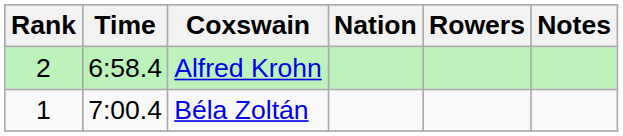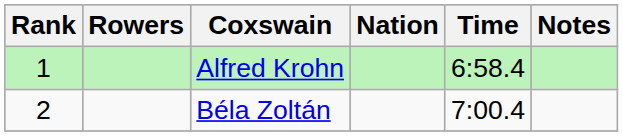columns swapped: (477, 25) <-> (125, 25)
(43, 67) 2 -> (43, 67) 1
(43, 109) 1 -> (43, 109) 2
